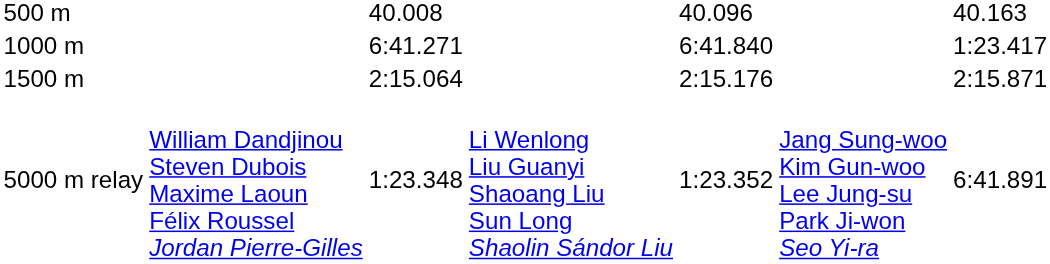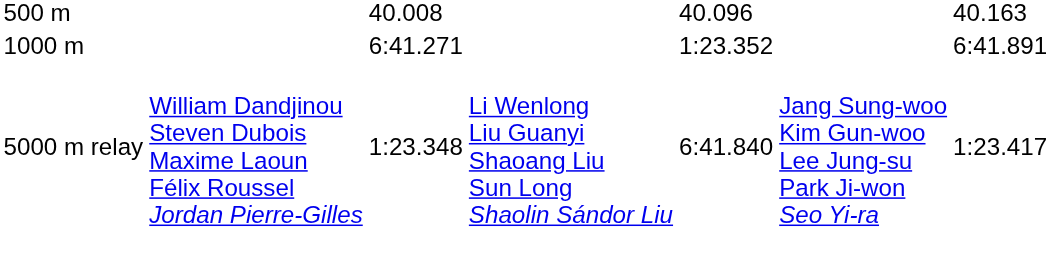(726, 46) 6:41.840 -> (726, 46) 1:23.352
(1000, 46) 1:23.417 -> (1000, 46) 6:41.891
- row: (44, 79)
(726, 180) 1:23.352 -> (726, 147) 6:41.840
(1000, 180) 6:41.891 -> (1000, 147) 1:23.417
